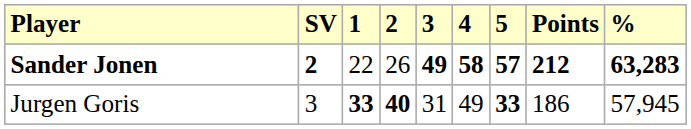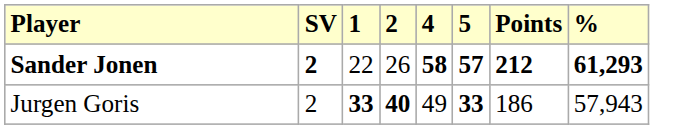- column: (428, 24)
(645, 64) 63,283 -> (608, 64) 61,293
(311, 104) 3 -> (311, 104) 2
(645, 104) 57,945 -> (608, 104) 57,943
